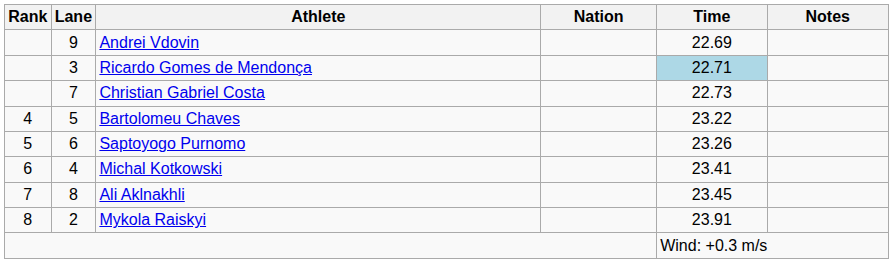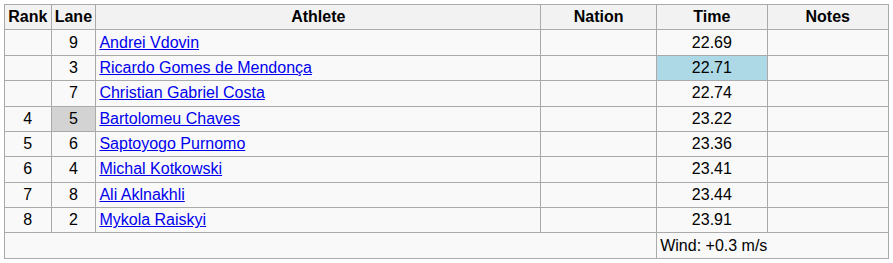(712, 93) 22.73 -> (712, 93) 22.74
(73, 118) no background -> (73, 118) lightgrey background
(712, 144) 23.26 -> (712, 144) 23.36
(712, 194) 23.45 -> (712, 194) 23.44
